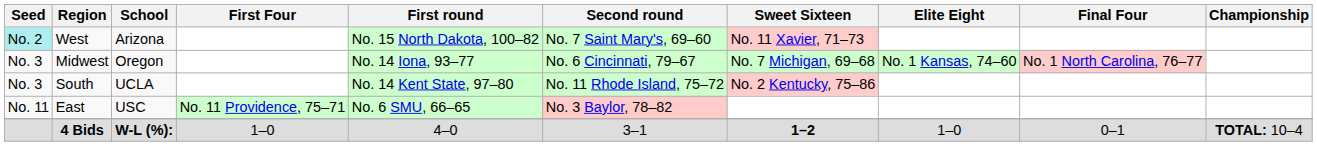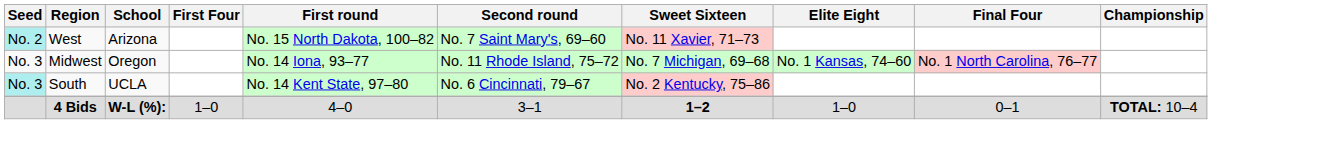(621, 61) No. 6 Cincinnati, 79–67 -> (530, 61) No. 11 Rhode Island, 75–72
(25, 84) no background -> (25, 84) paleturquoise background
(635, 84) No. 11 Rhode Island, 75–72 -> (515, 84) No. 6 Cincinnati, 79–67
- row: (70, 107)
